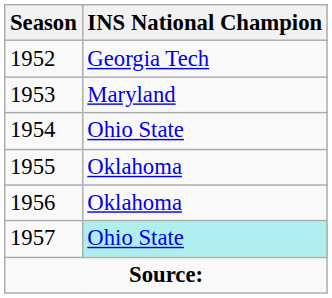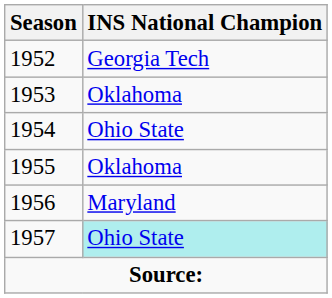(132, 94) Maryland -> (135, 94) Oklahoma
(135, 202) Oklahoma -> (132, 202) Maryland
